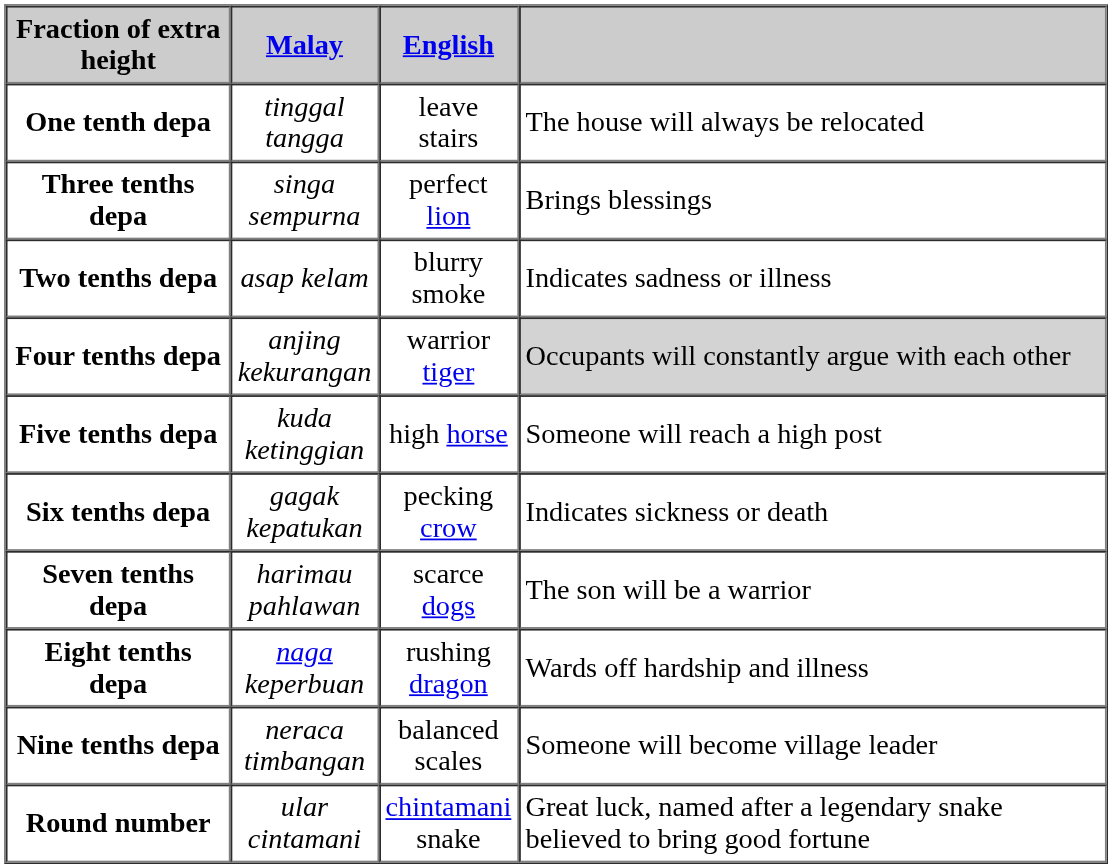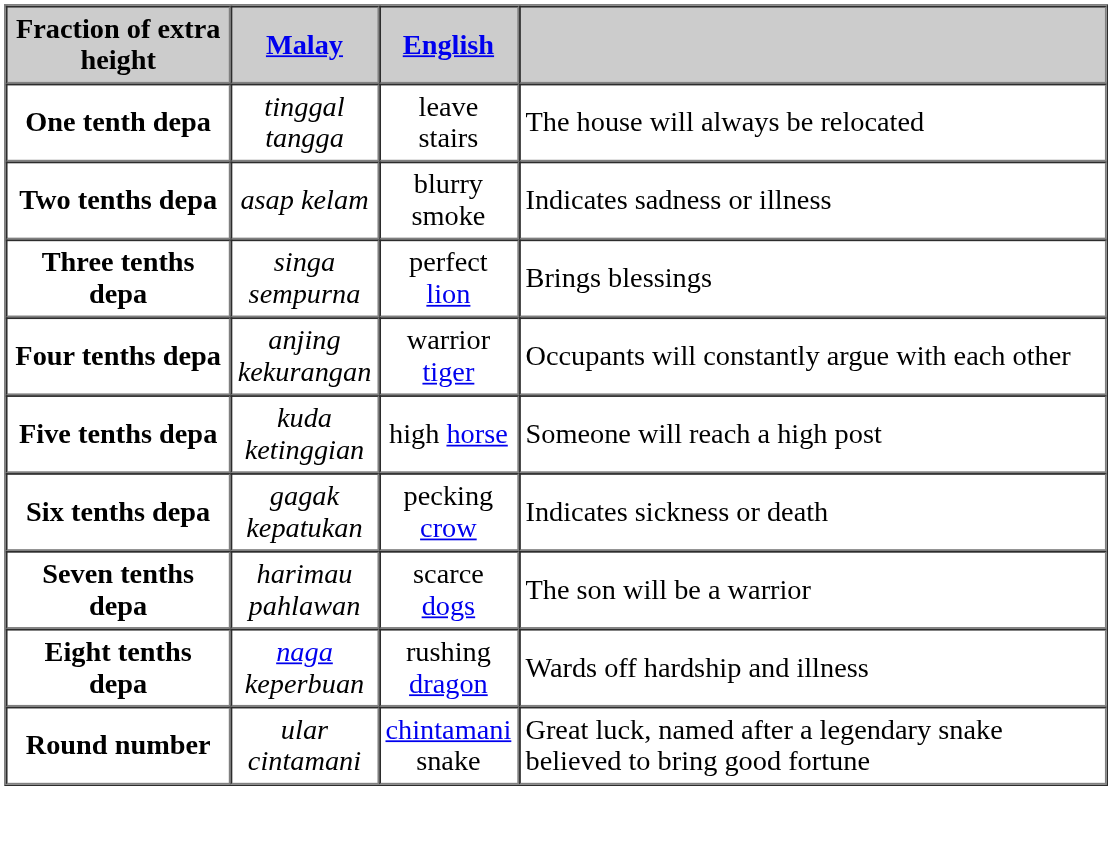rows swapped: (118, 277) <-> (118, 200)
(798, 355) lightgrey background -> (798, 355) no background
- row: (118, 745)
